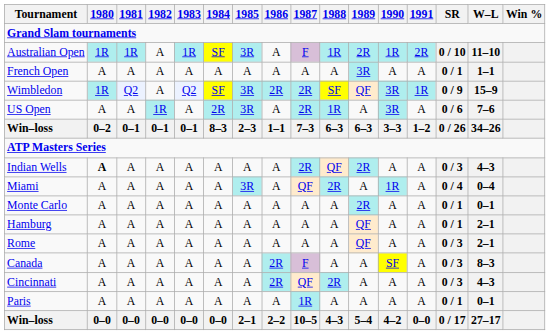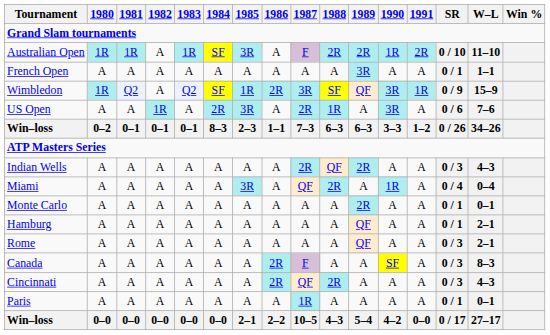(334, 51) 1R -> (334, 51) 2R
(247, 90) 3R -> (247, 90) 1R
(305, 90) 2R -> (305, 90) 3R
(102, 166) bold -> (102, 166) normal
